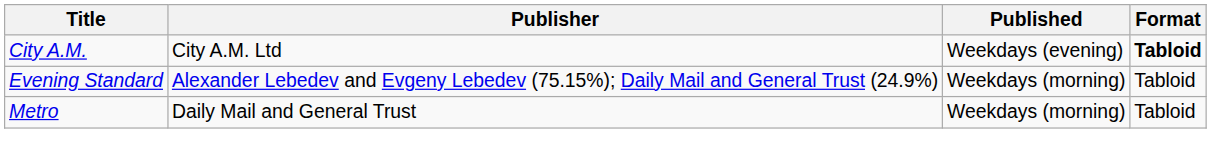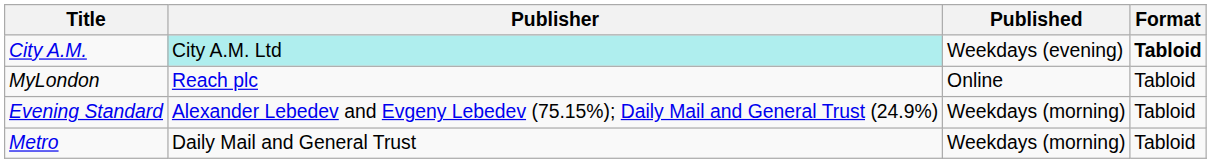(227, 50) no background -> (227, 50) paleturquoise background
+ row: (54, 81)
